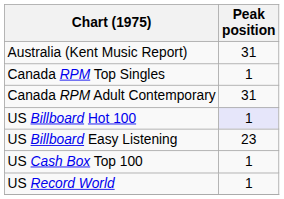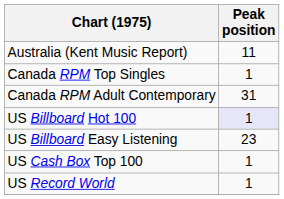(249, 52) 31 -> (249, 52) 11
